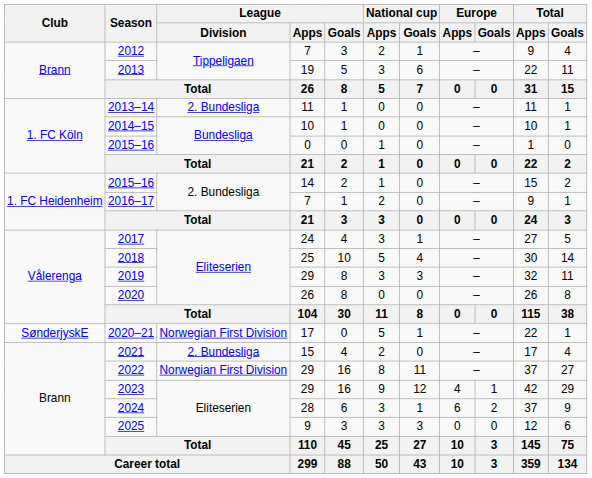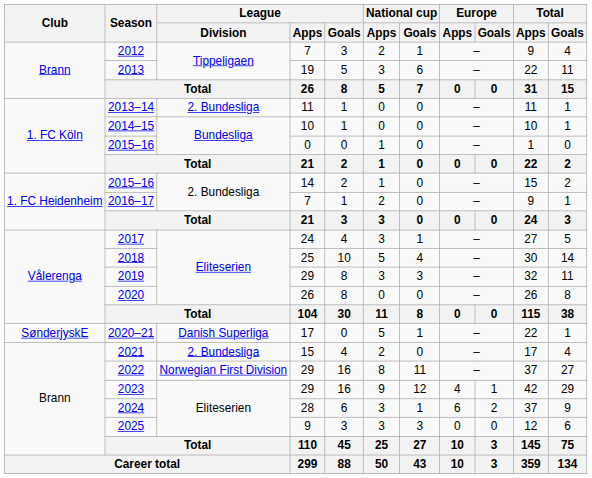(223, 333) Norwegian First Division -> (223, 333) Danish Superliga
